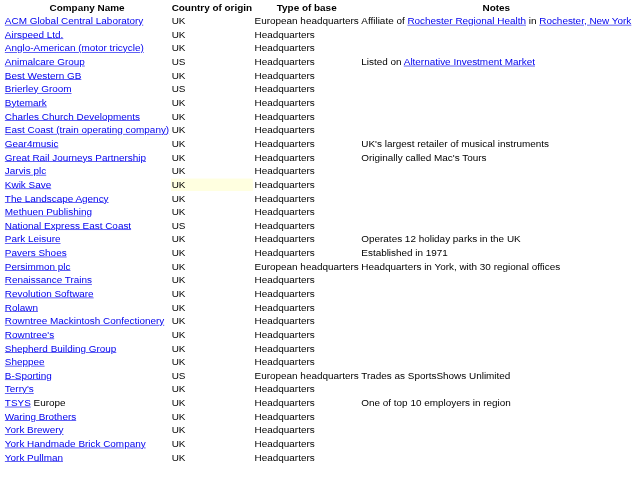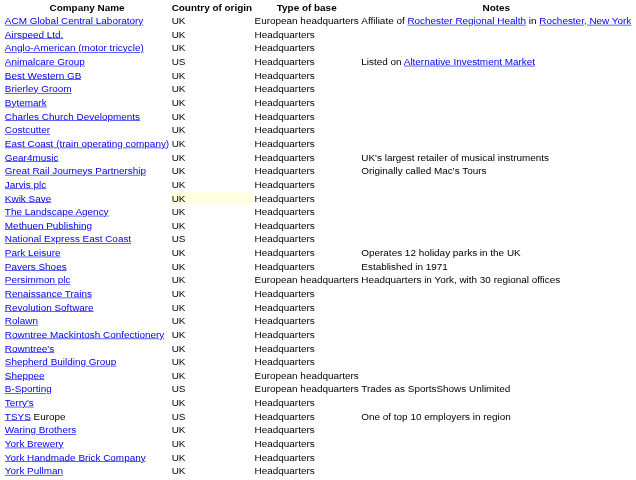(179, 89) US -> (179, 89) UK
+ row: (27, 130)
(285, 362) Headquarters -> (307, 375) European headquarters
(179, 403) UK -> (179, 416) US
